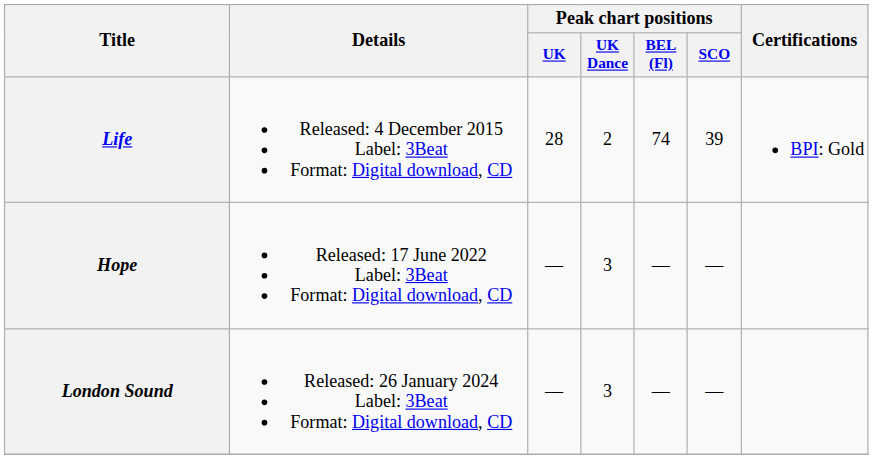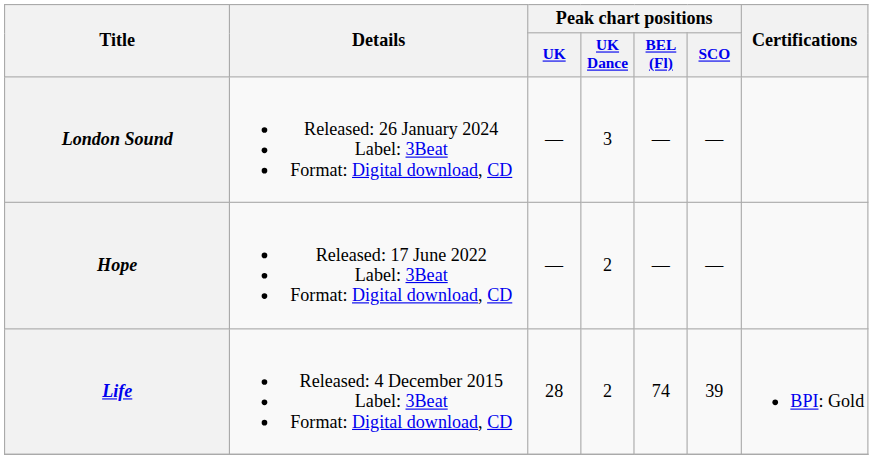rows swapped: (117, 139) <-> (117, 391)
(608, 265) 3 -> (608, 265) 2
